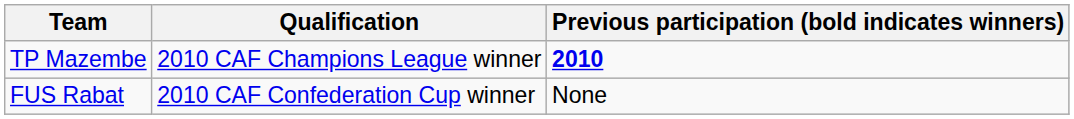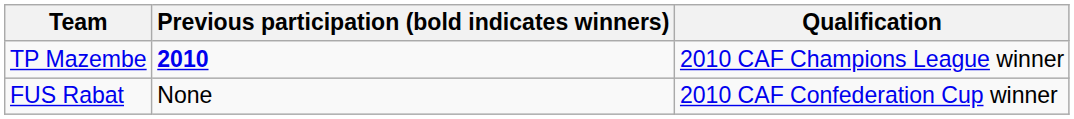columns swapped: (349, 22) <-> (808, 22)
